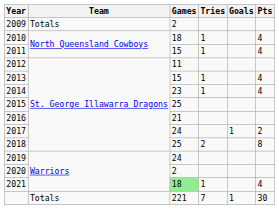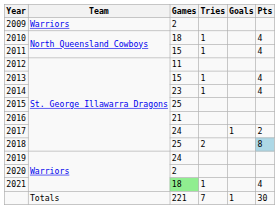(45, 24) Totals -> (50, 24) Warriors
(260, 144) no background -> (260, 144) lightblue background
